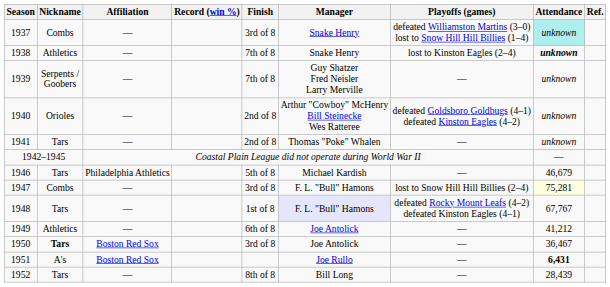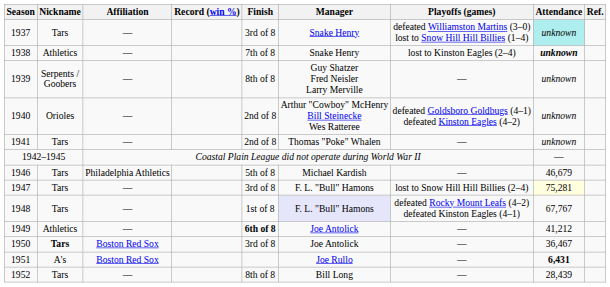(60, 32) Combs -> (60, 32) Tars
(260, 79) 7th of 8 -> (260, 79) 8th of 8
(60, 187) Combs -> (60, 187) Tars
(260, 229) normal -> (260, 229) bold
